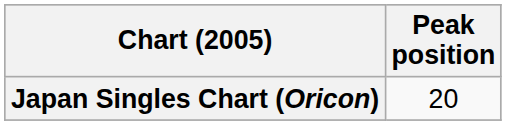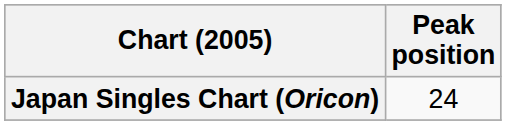(443, 98) 20 -> (443, 98) 24
